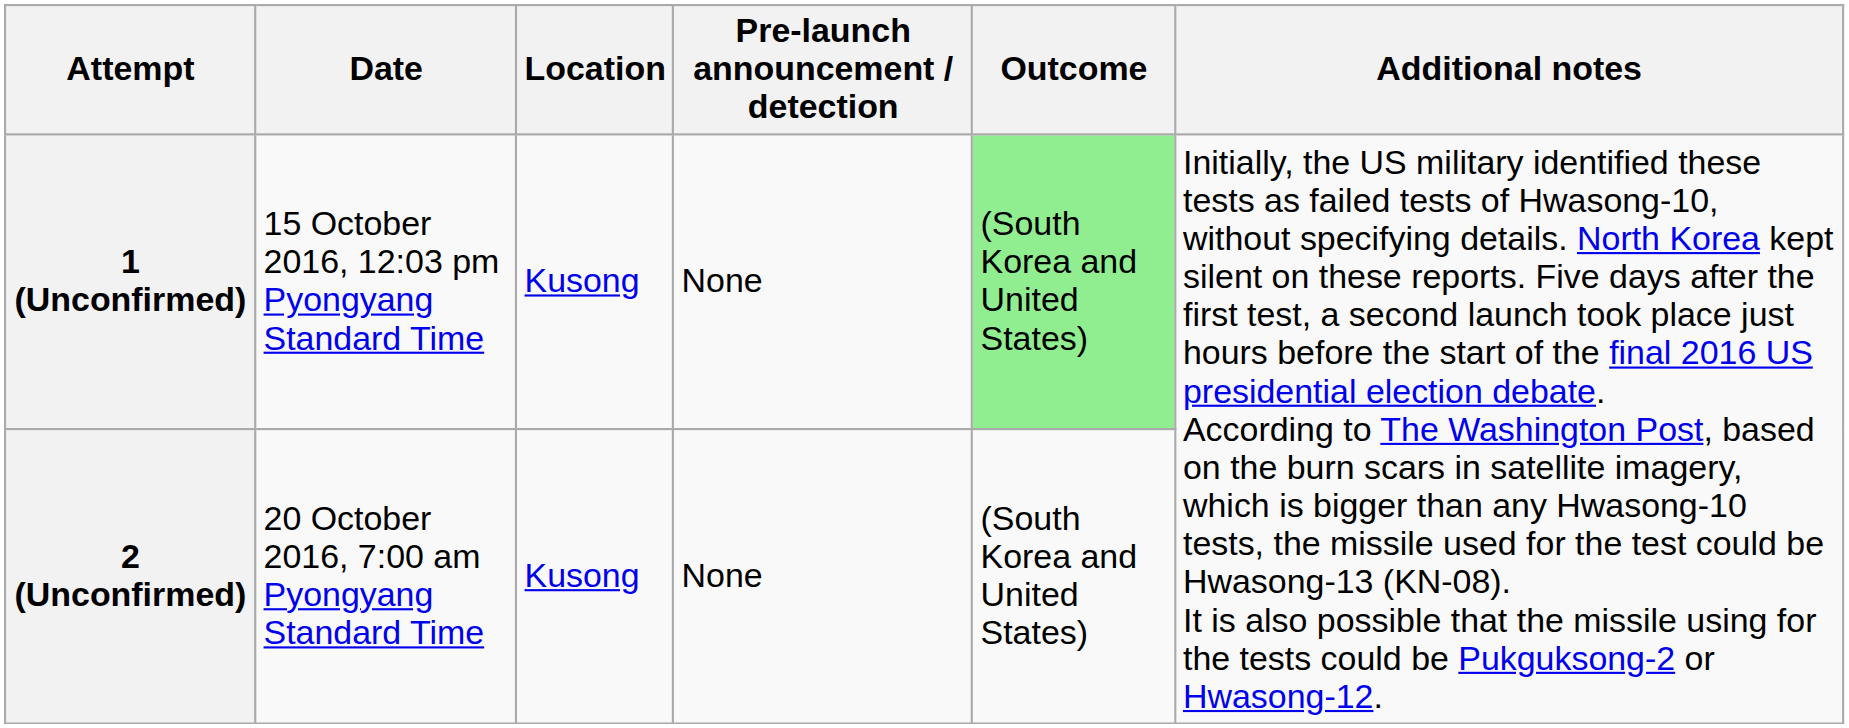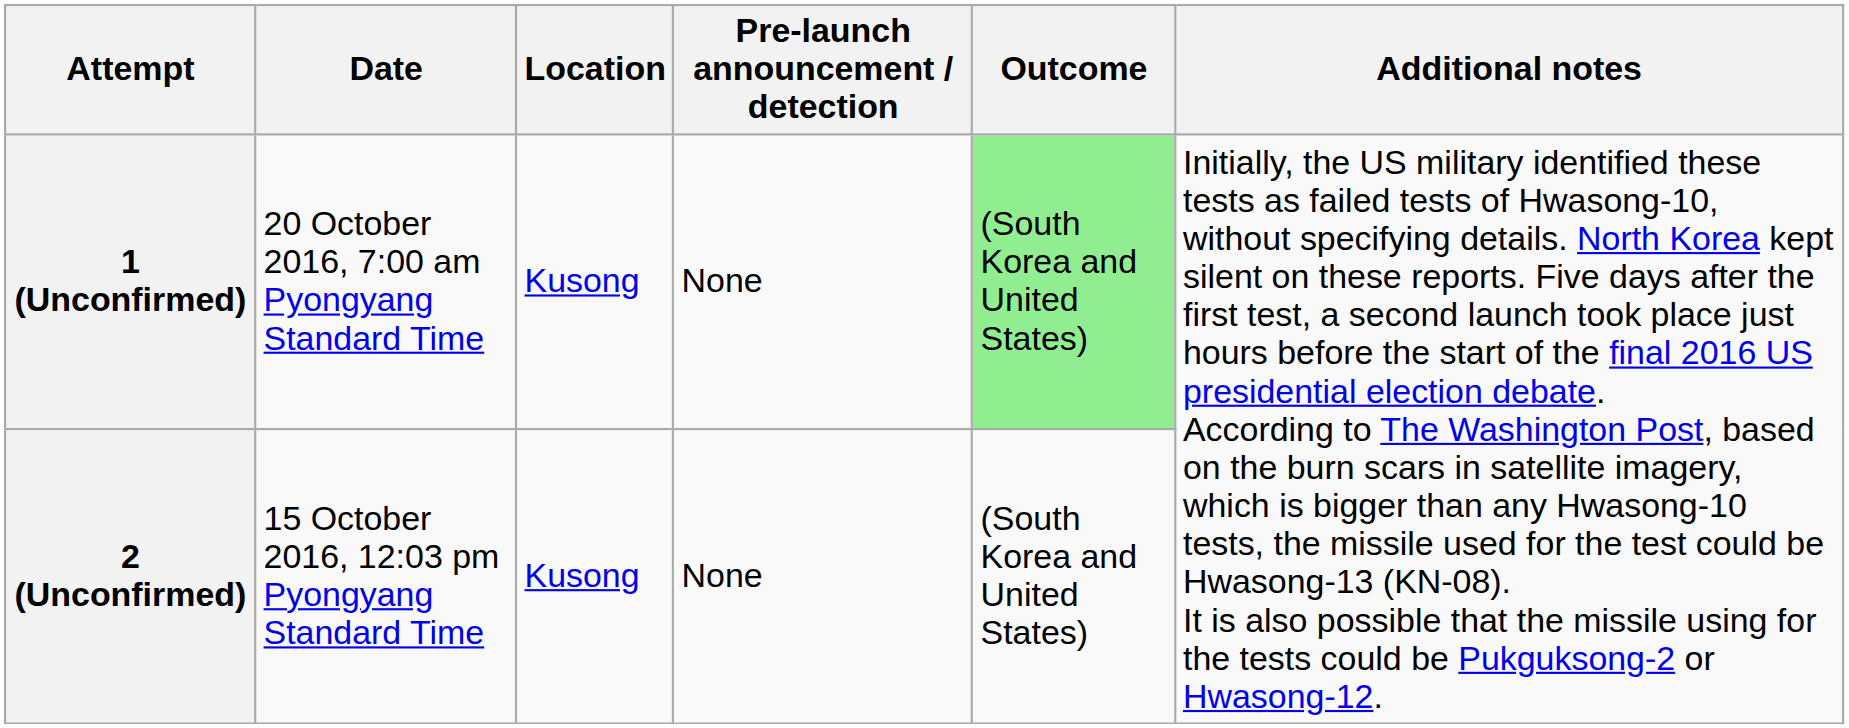(381, 281) 15 October 2016, 12:03 pm Pyongyang Standard Time -> (374, 281) 20 October 2016, 7:00 am Pyongyang Standard Time
(374, 575) 20 October 2016, 7:00 am Pyongyang Standard Time -> (381, 575) 15 October 2016, 12:03 pm Pyongyang Standard Time
